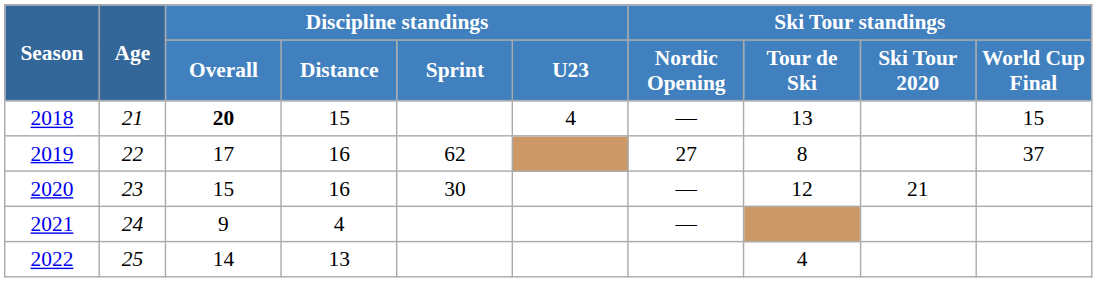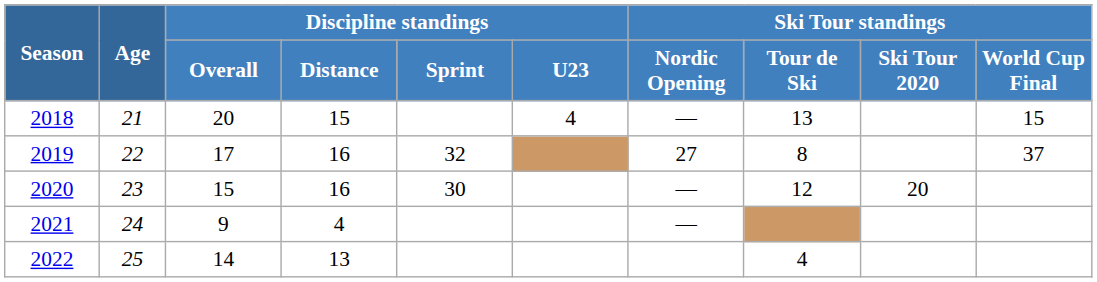(223, 118) bold -> (223, 118) normal
(455, 153) 62 -> (455, 153) 32
(918, 189) 21 -> (918, 189) 20
